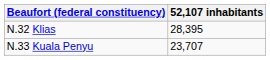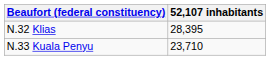(187, 47) 23,707 -> (187, 47) 23,710
